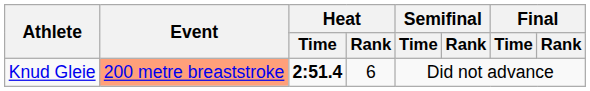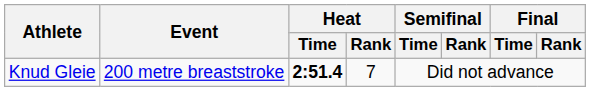(194, 73) lightsalmon background -> (194, 73) no background
(371, 73) 6 -> (371, 73) 7
